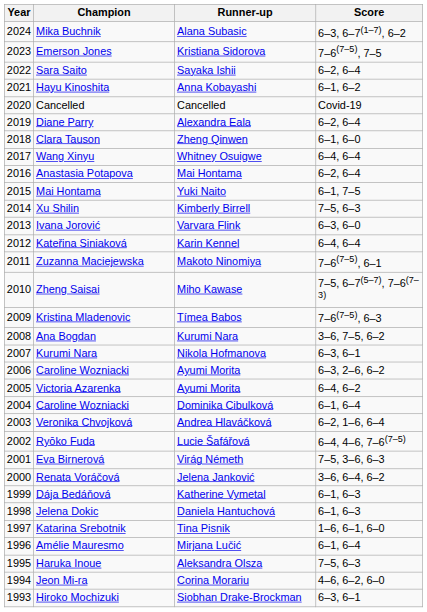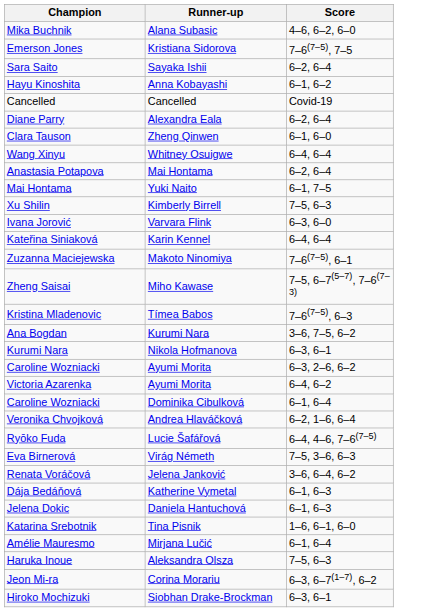- column: (19, 13)
(362, 31) 6–3, 6–7(1–7), 6–2 -> (322, 30) 4–6, 6–2, 6–0
(351, 580) 4–6, 6–2, 6–0 -> (333, 579) 6–3, 6–7(1–7), 6–2
